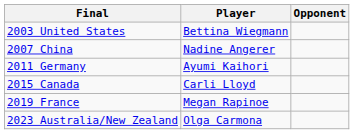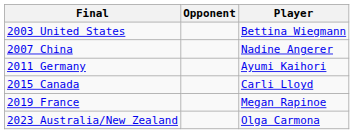columns swapped: (236, 13) <-> (320, 13)
